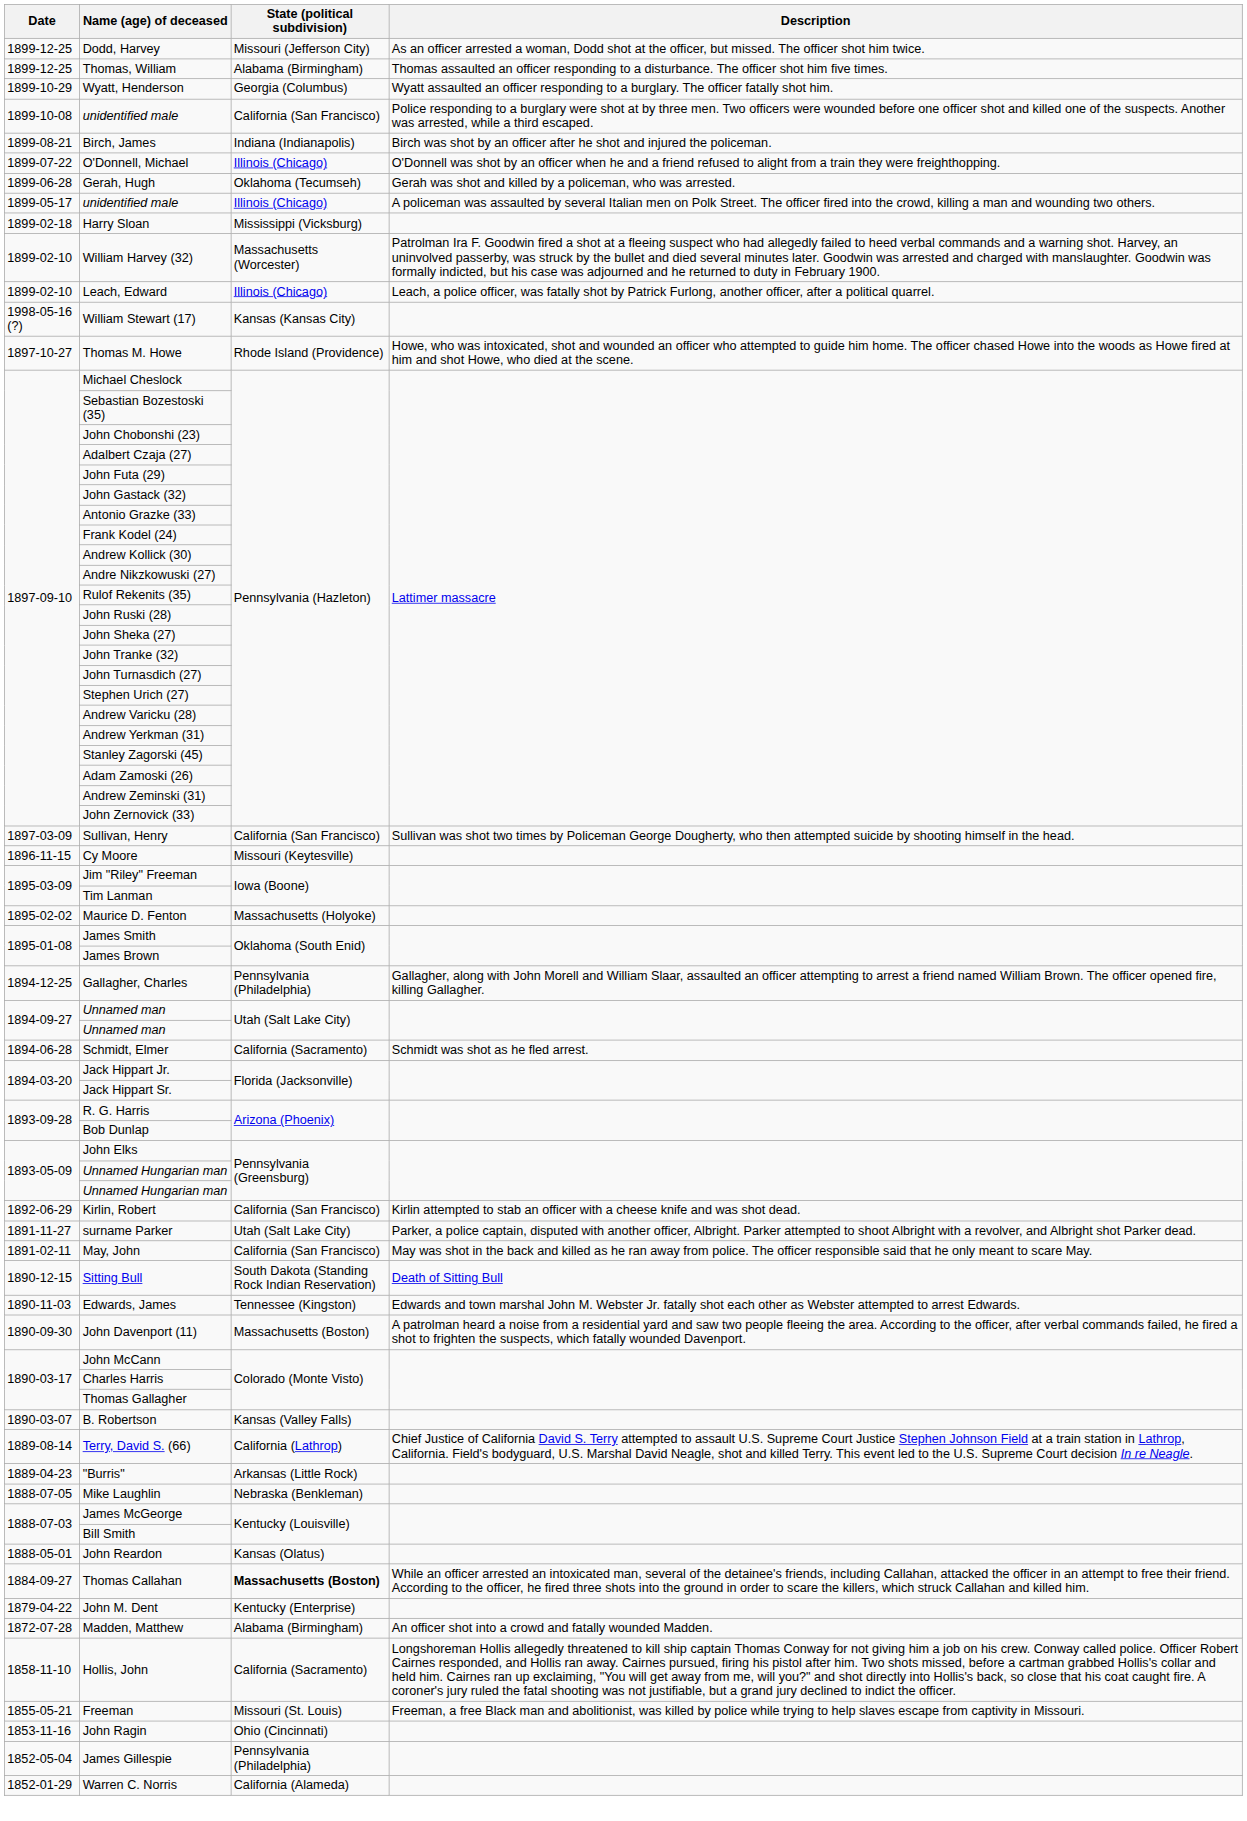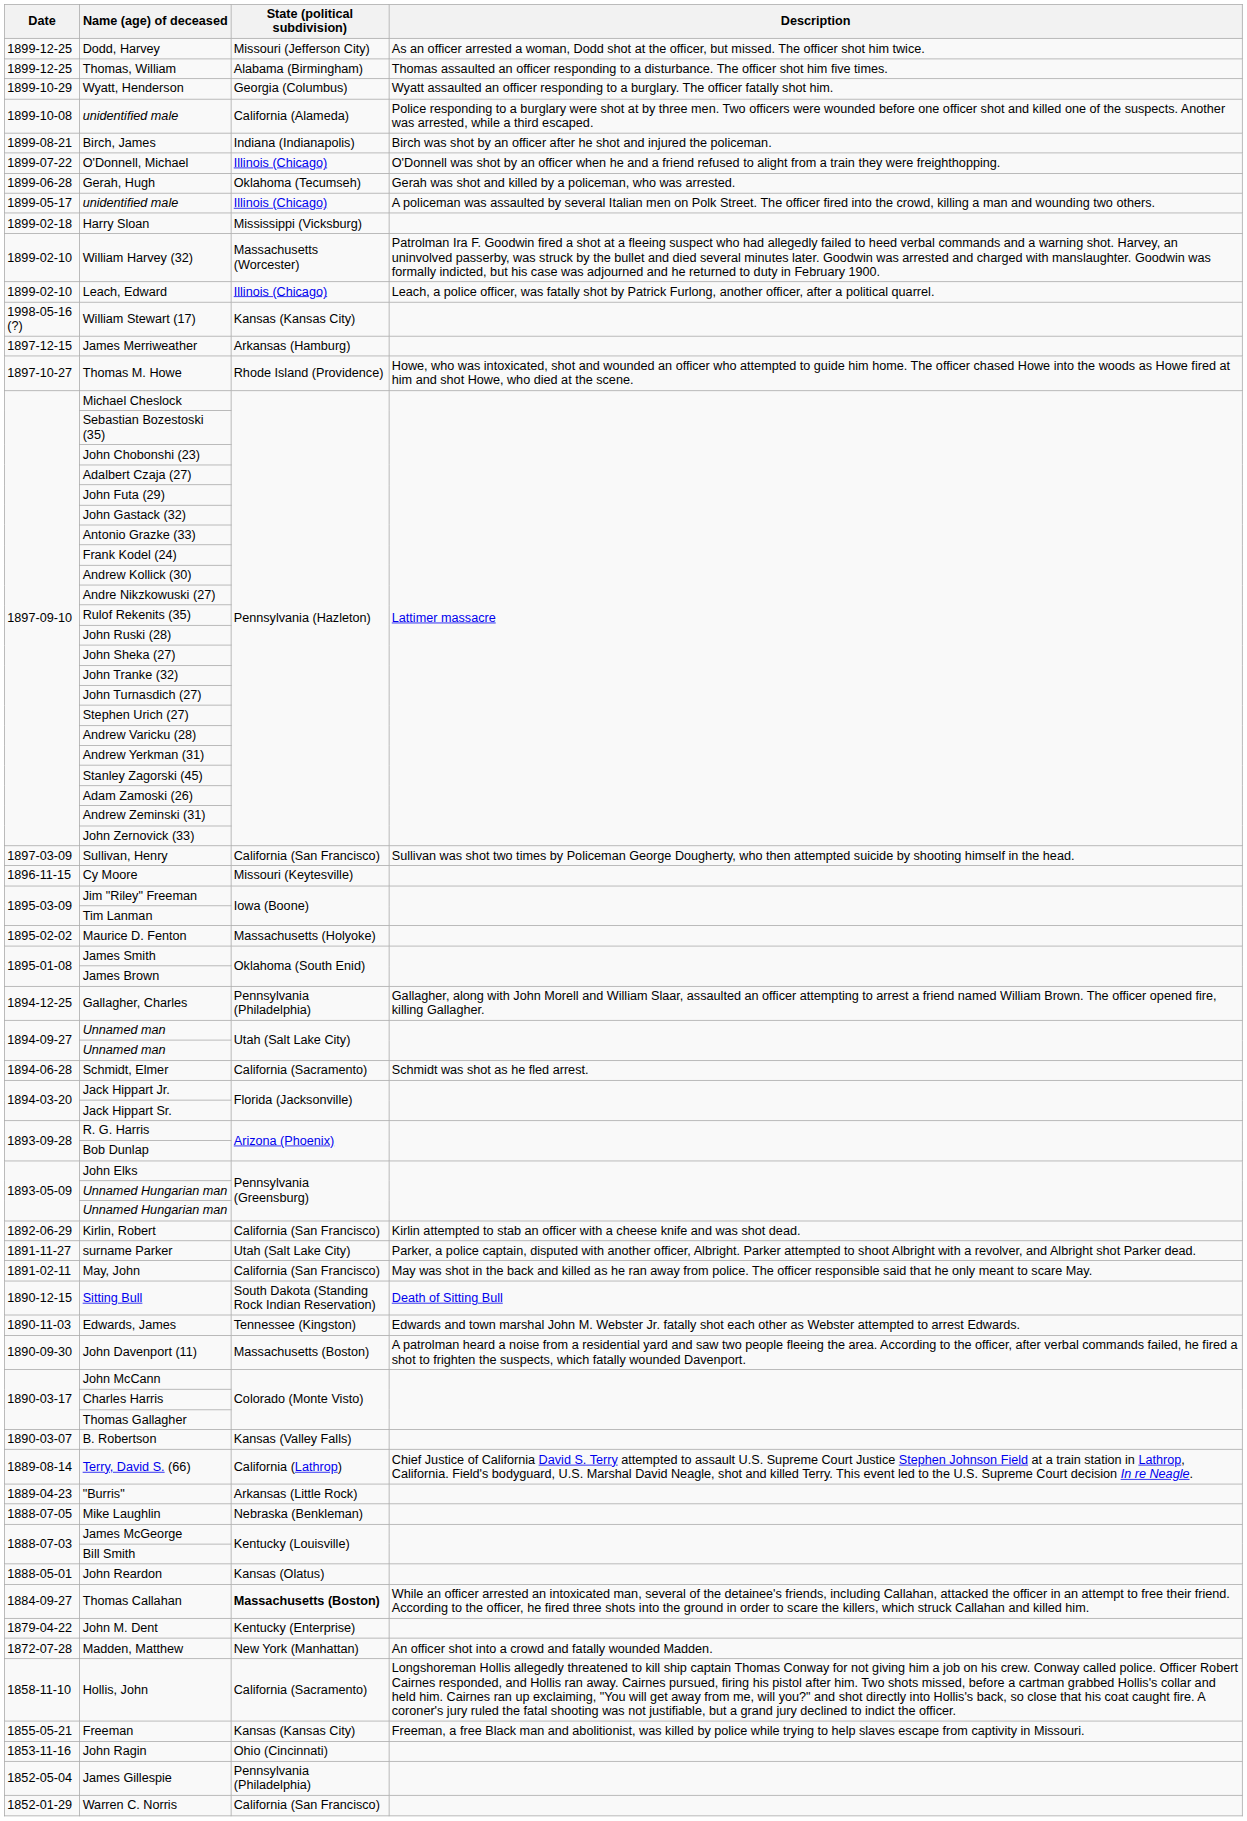(307, 116) California (San Francisco) -> (291, 116) California (Alameda)
+ row: (40, 346)
(298, 1628) Alabama (Birmingham) -> (296, 1648) New York (Manhattan)
(288, 1711) Missouri (St. Louis) -> (295, 1731) Kansas (Kansas City)
(291, 1785) California (Alameda) -> (307, 1805) California (San Francisco)
